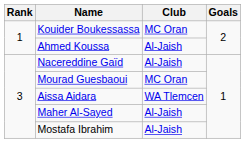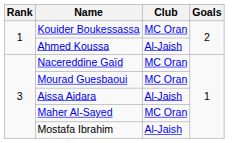(163, 63) Al-Jaish -> (166, 63) MC Oran
(174, 96) WA Tlemcen -> (163, 96) Al-Jaish
(163, 113) Al-Jaish -> (166, 113) MC Oran
